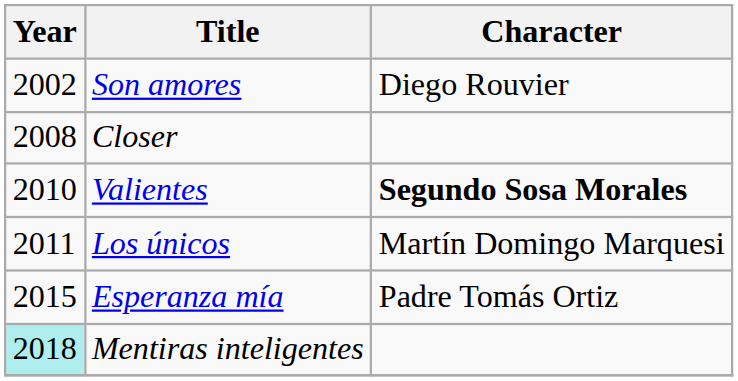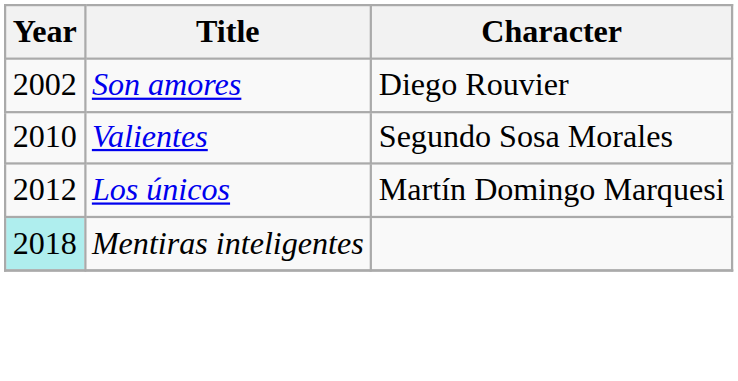- row: (135, 137)
(533, 190) bold -> (526, 137) normal
(44, 243) 2011 -> (45, 190) 2012
- row: (188, 296)
